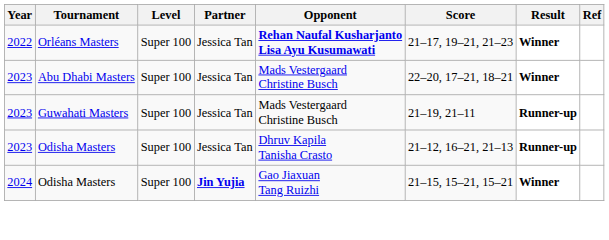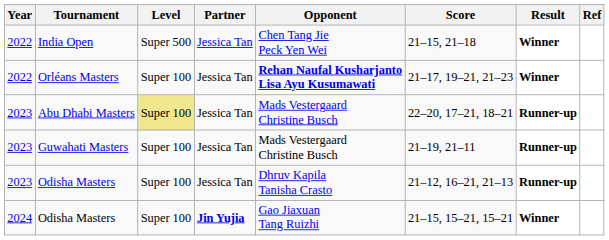+ row: (20, 42)
(166, 77) no background -> (166, 112) khaki background
(539, 77) Winner -> (548, 112) Runner-up
